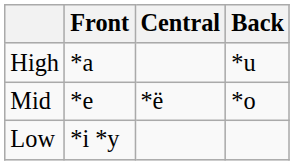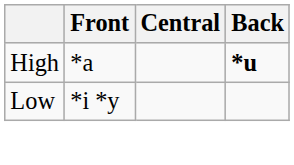(243, 62) normal -> (244, 62) bold
- row: (31, 100)
